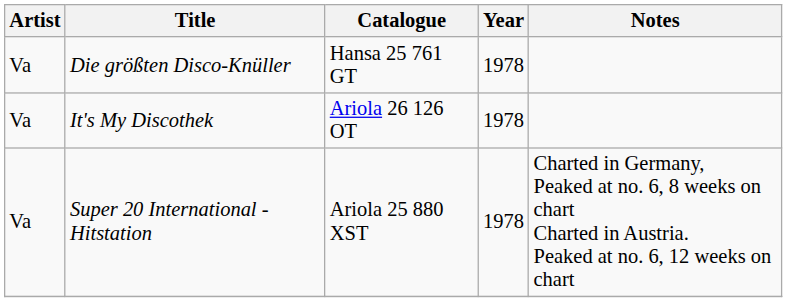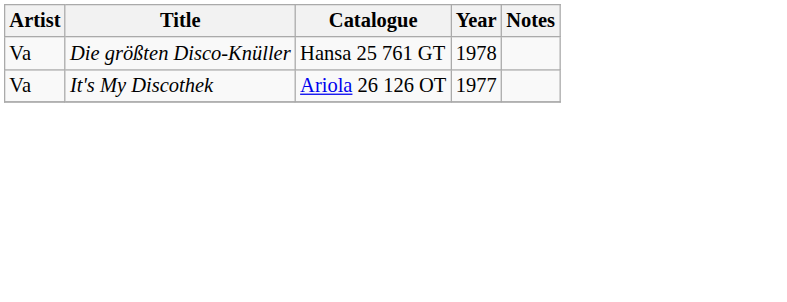(504, 120) 1978 -> (476, 85) 1977
- row: (169, 221)
